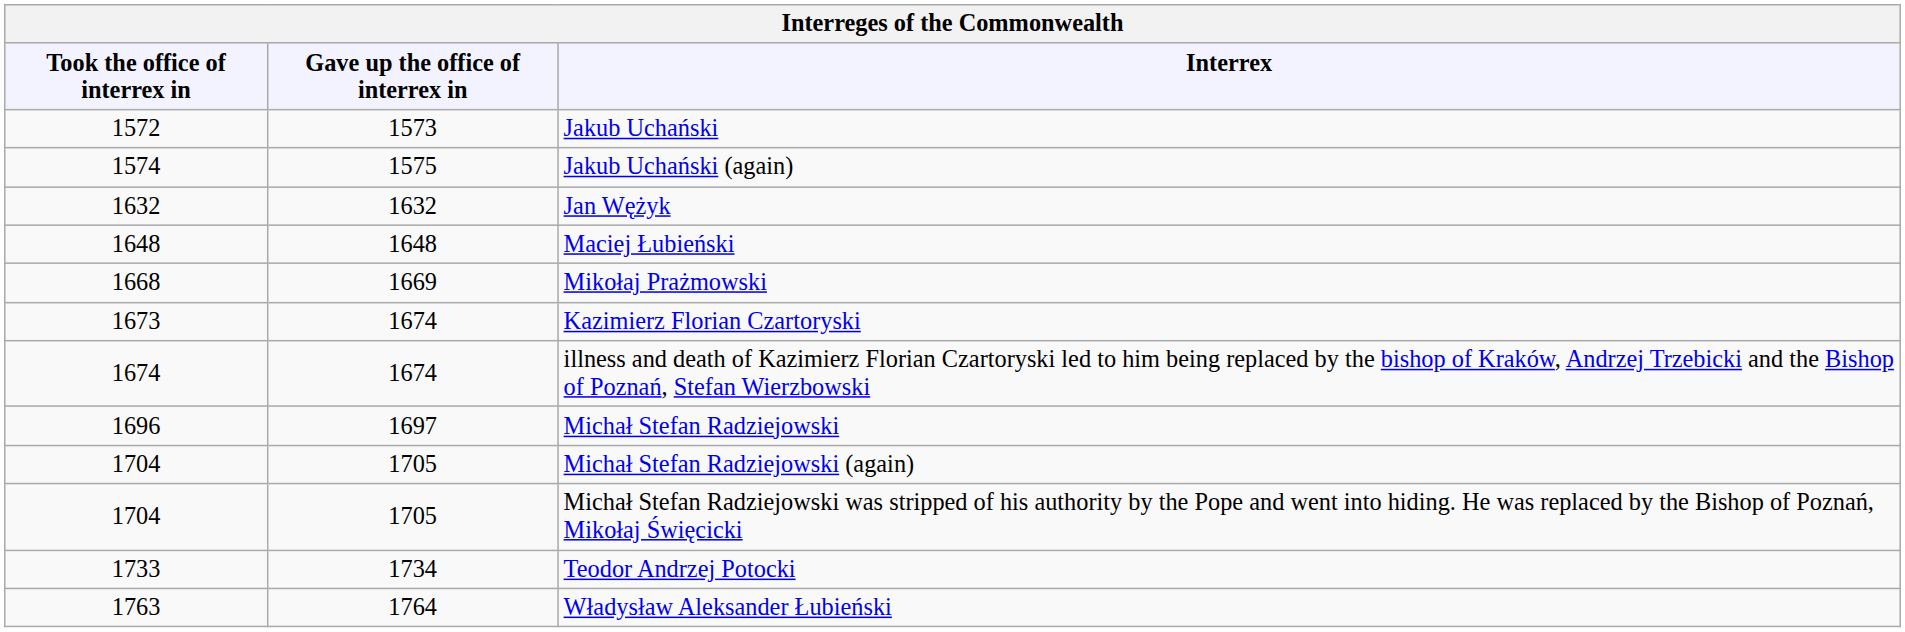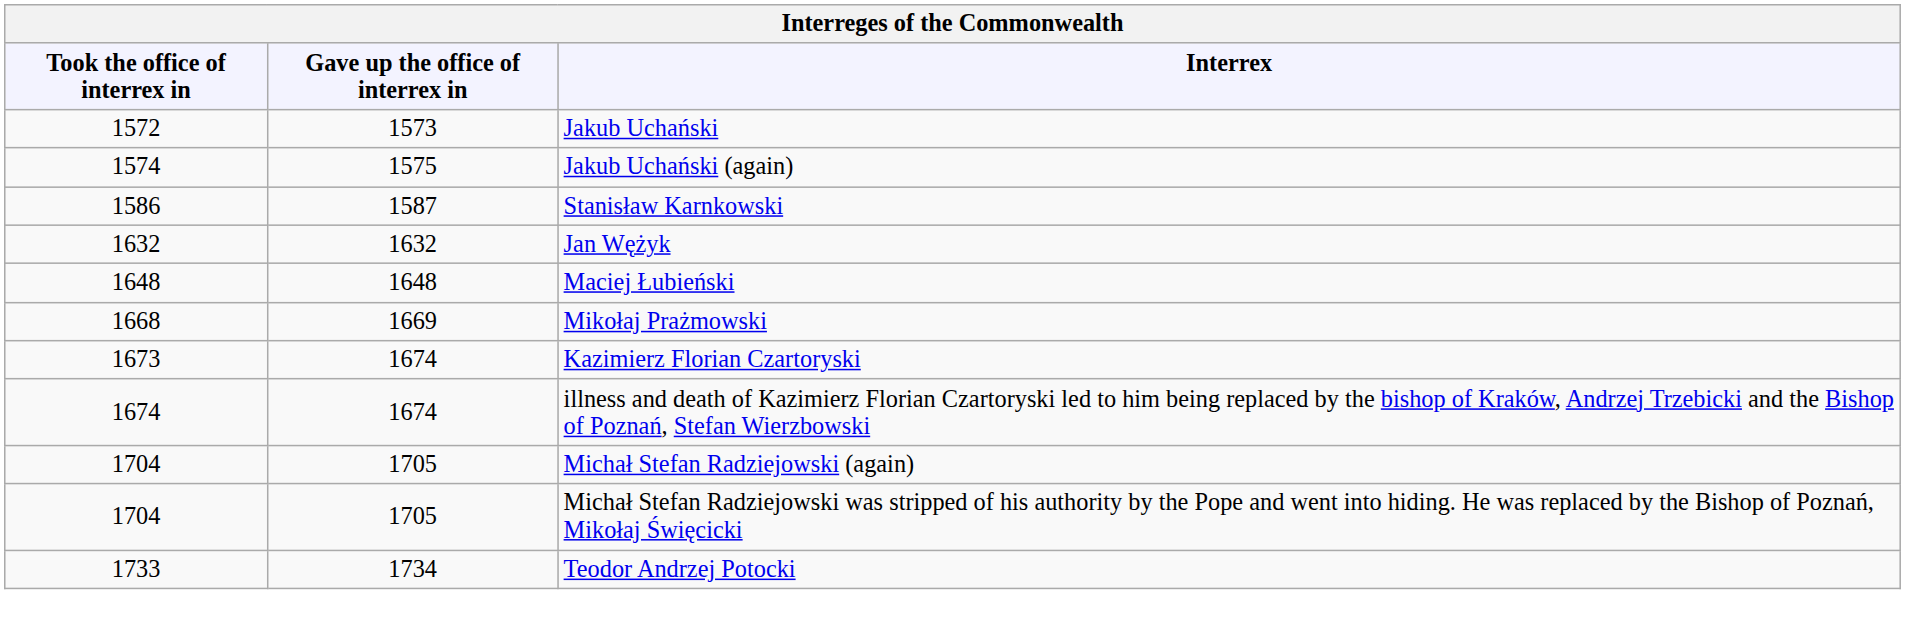+ row: (673, 205)
- row: (701, 425)
- row: (728, 607)
